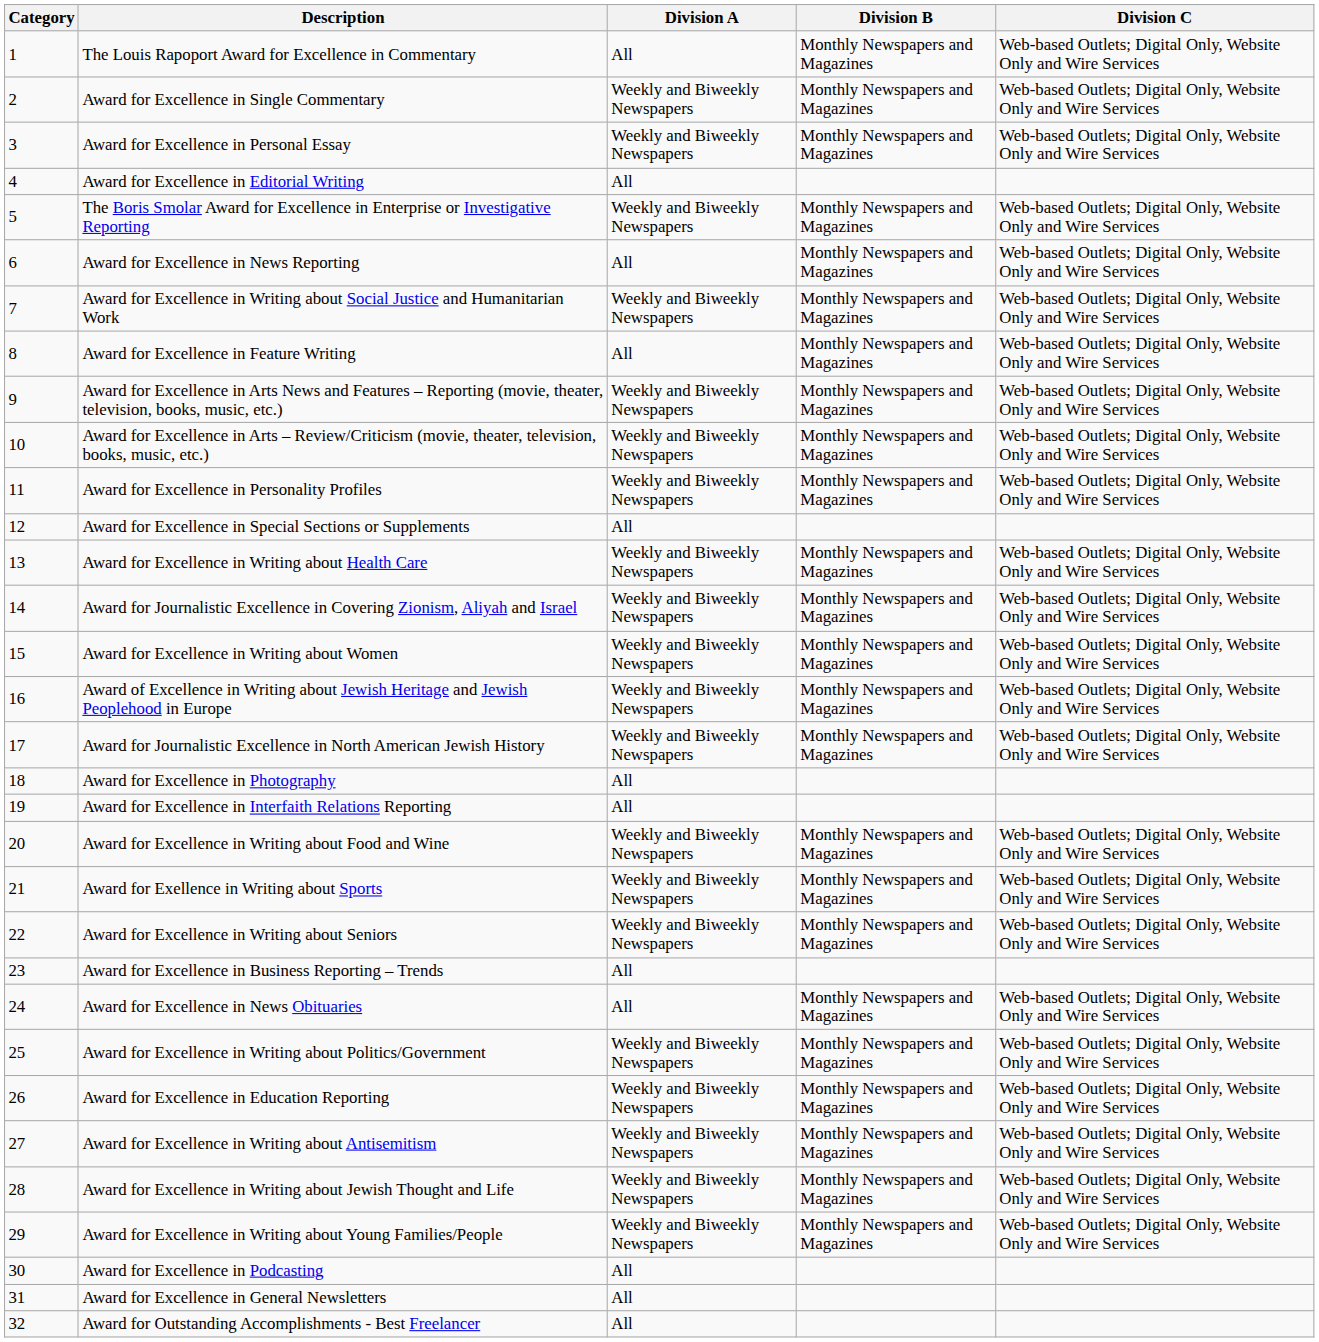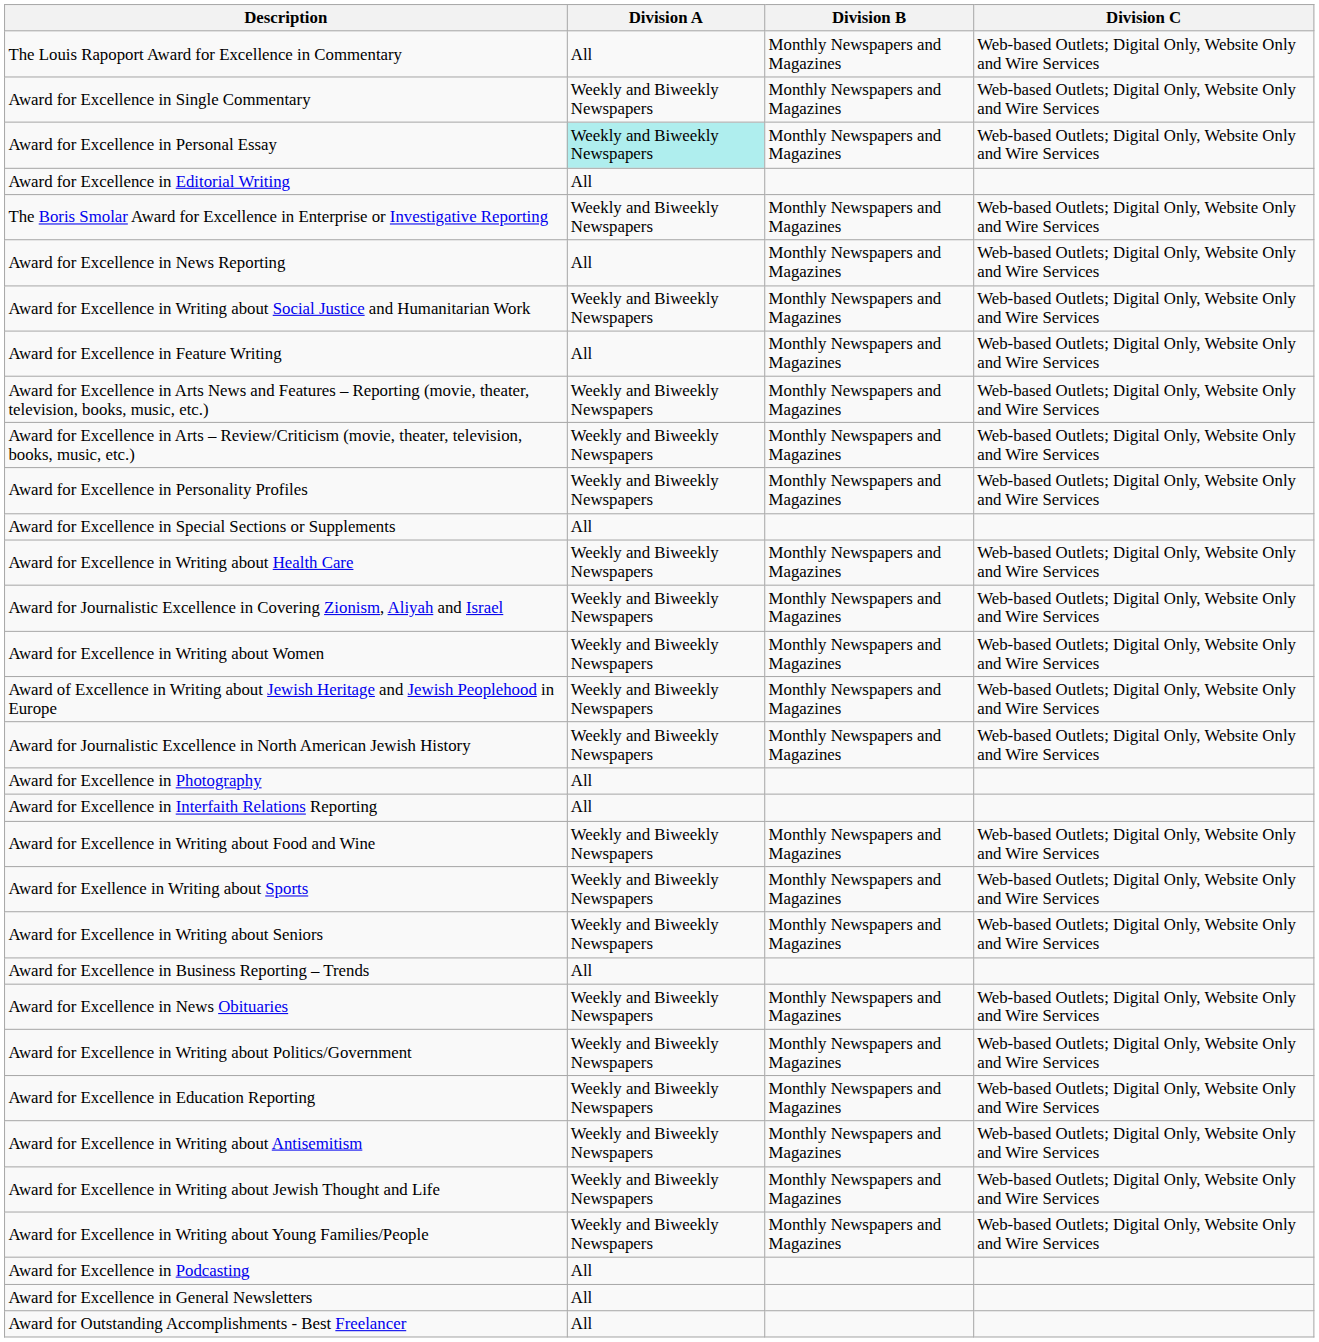- column: (42, 17)
(685, 145) no background -> (645, 145) paleturquoise background
(622, 1006) All -> (645, 1006) Weekly and Biweekly Newspapers
